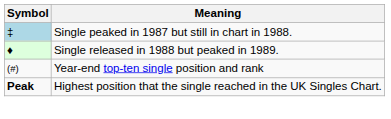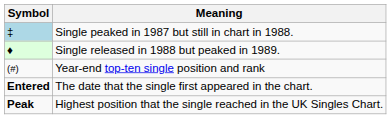+ row: (184, 86)
